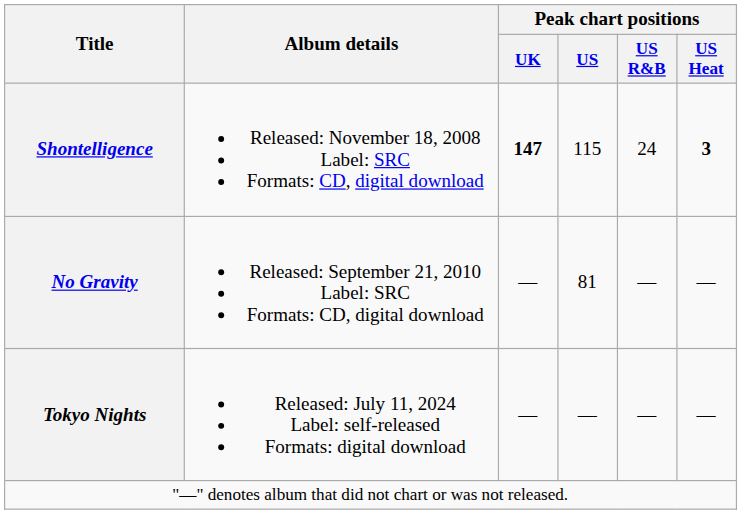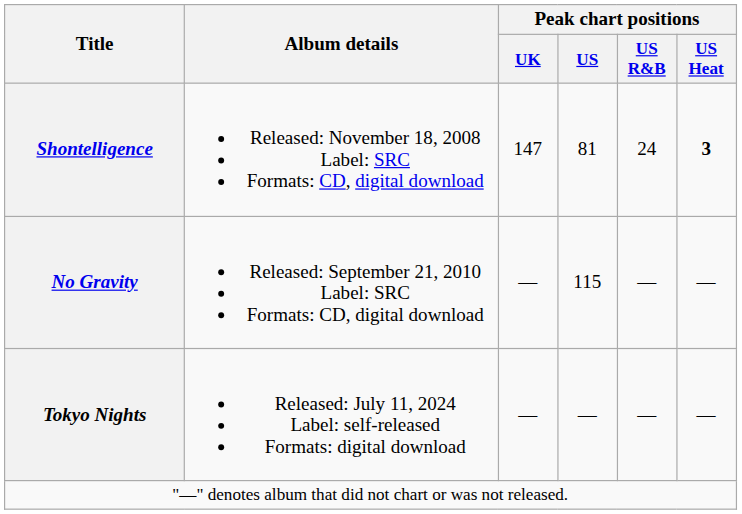(528, 149) bold -> (528, 149) normal
(587, 149) 115 -> (587, 149) 81
(587, 281) 81 -> (587, 281) 115
